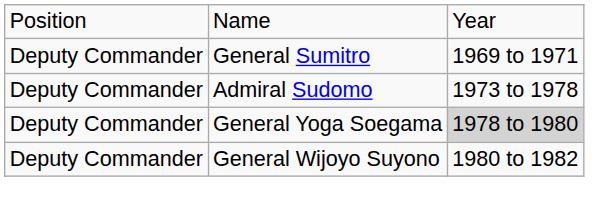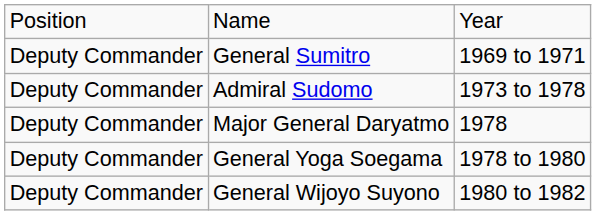+ row: (331, 124)
(515, 124) lightgrey background -> (522, 158) no background
